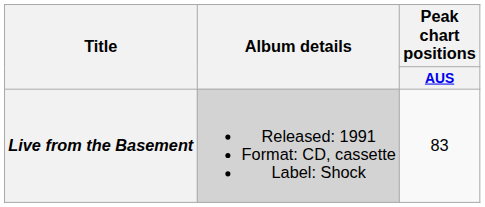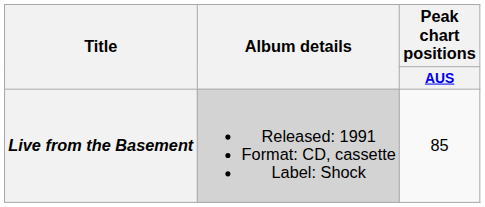(440, 145) 83 -> (440, 145) 85
